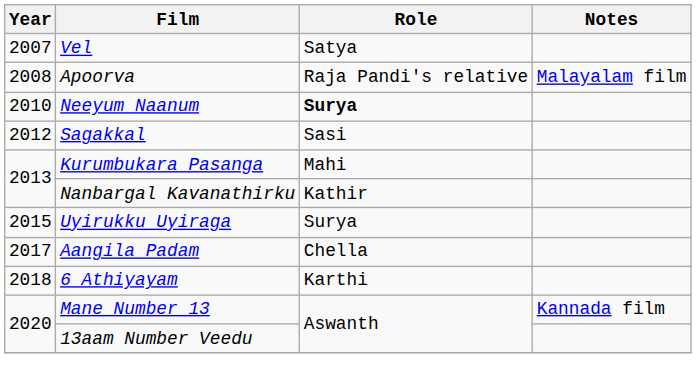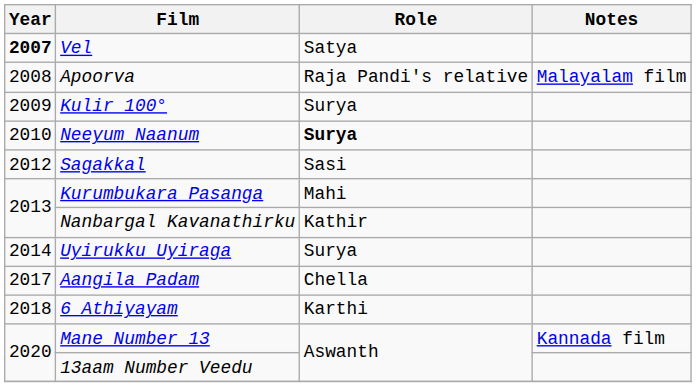(30, 48) normal -> (30, 48) bold
+ row: (114, 106)
(30, 222) 2015 -> (30, 251) 2014
